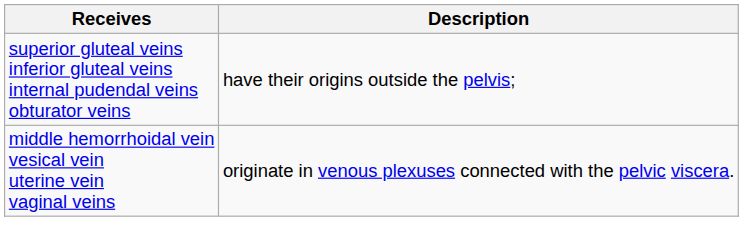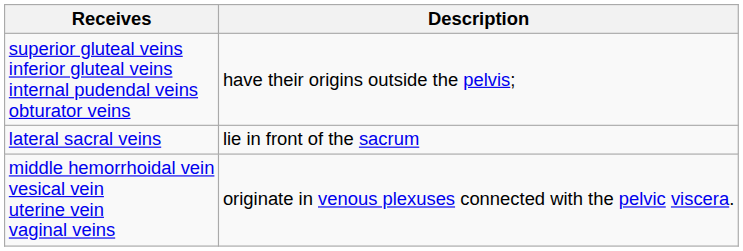+ row: (85, 139)
